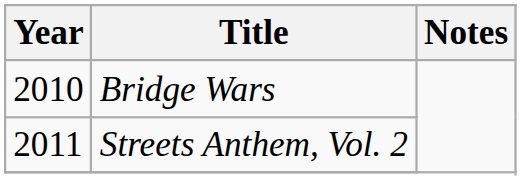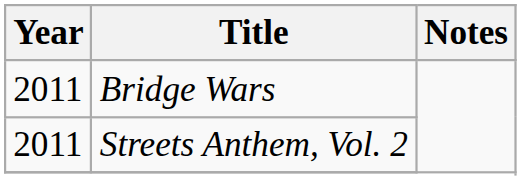(48, 88) 2010 -> (48, 88) 2011
